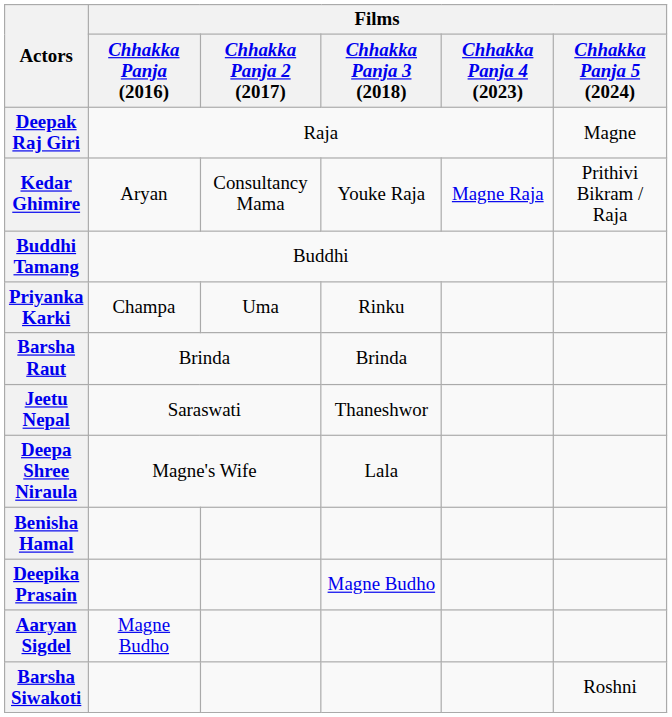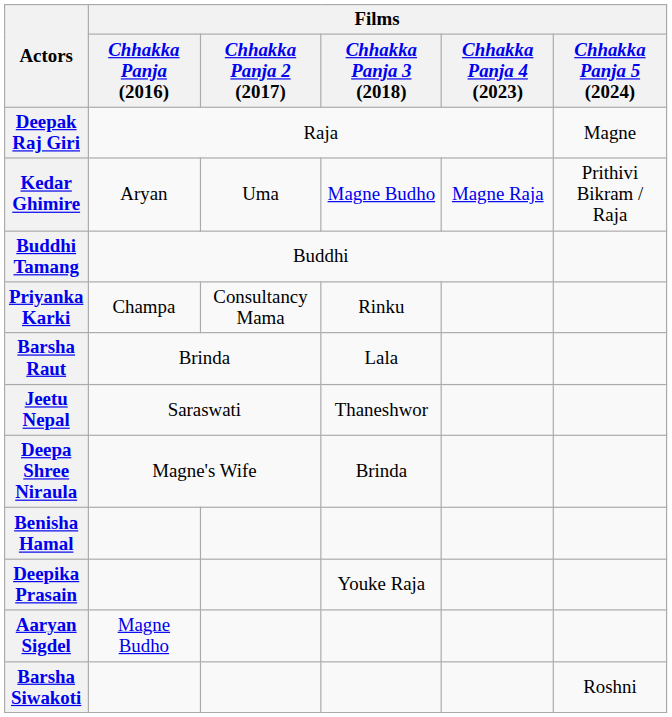(261, 194) Consultancy Mama -> (260, 194) Uma
(381, 194) Youke Raja -> (381, 194) Magne Budho
(260, 307) Uma -> (261, 307) Consultancy Mama
(381, 358) Brinda -> (381, 358) Lala
(381, 471) Lala -> (381, 471) Brinda
(381, 584) Magne Budho -> (381, 584) Youke Raja
